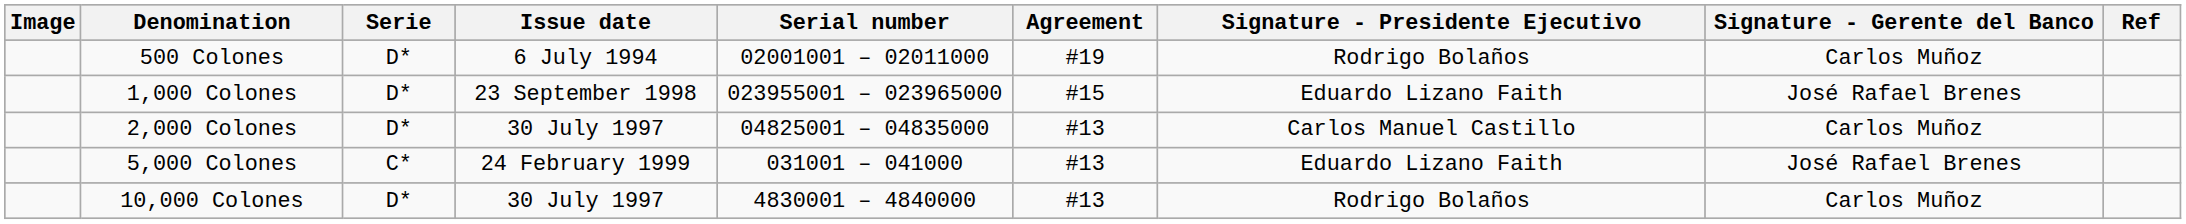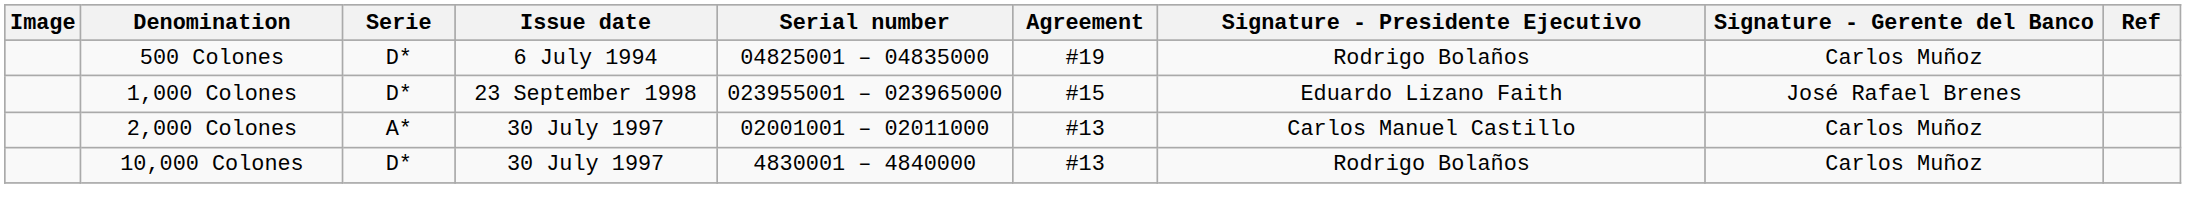(865, 58) 02001001 – 02011000 -> (865, 58) 04825001 – 04835000
(399, 129) D* -> (399, 129) A*
(865, 129) 04825001 – 04835000 -> (865, 129) 02001001 – 02011000
- row: (212, 165)
